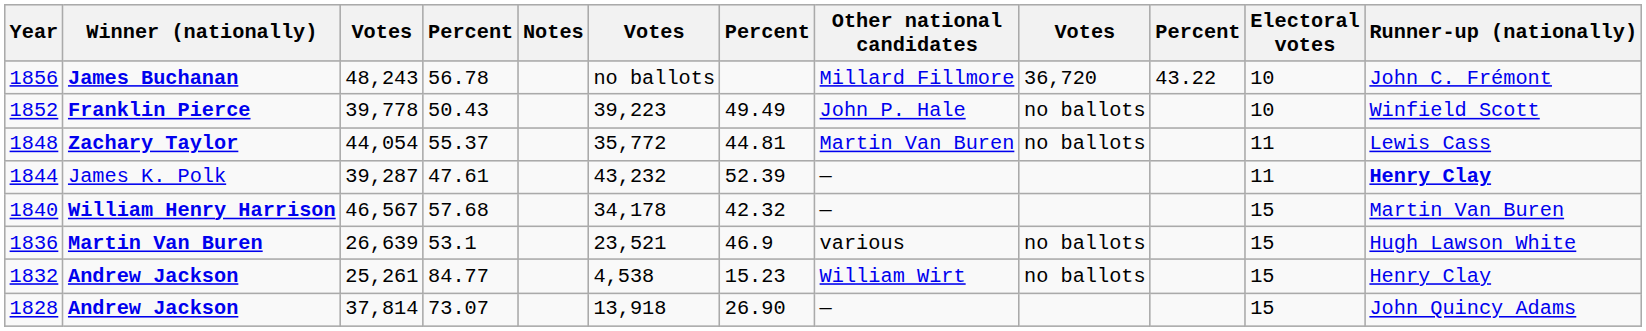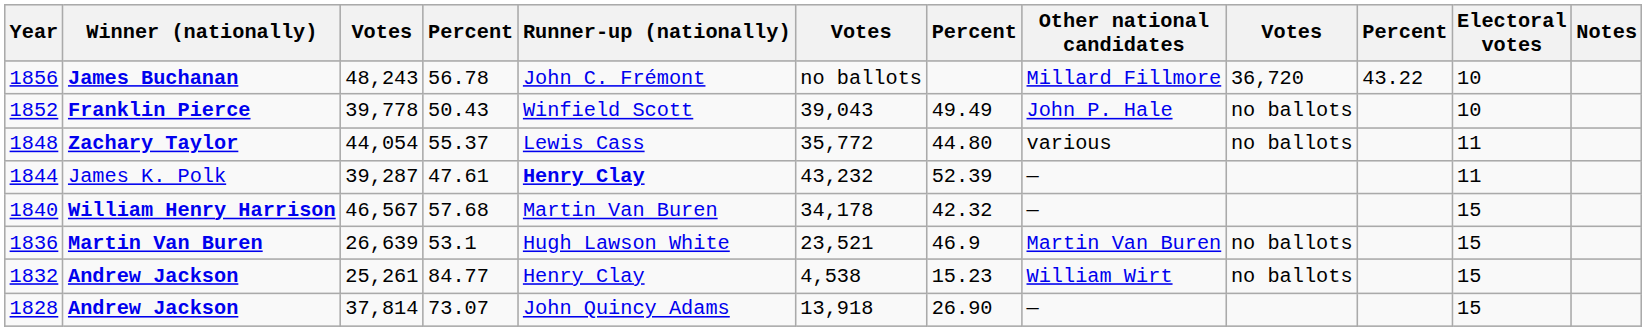columns swapped: (1503, 33) <-> (553, 33)
(630, 111) 39,223 -> (837, 111) 39,043
(755, 144) 44.81 -> (962, 144) 44.80
(917, 144) Martin Van Buren -> (1069, 144) various
(862, 243) various -> (1124, 243) Martin Van Buren
